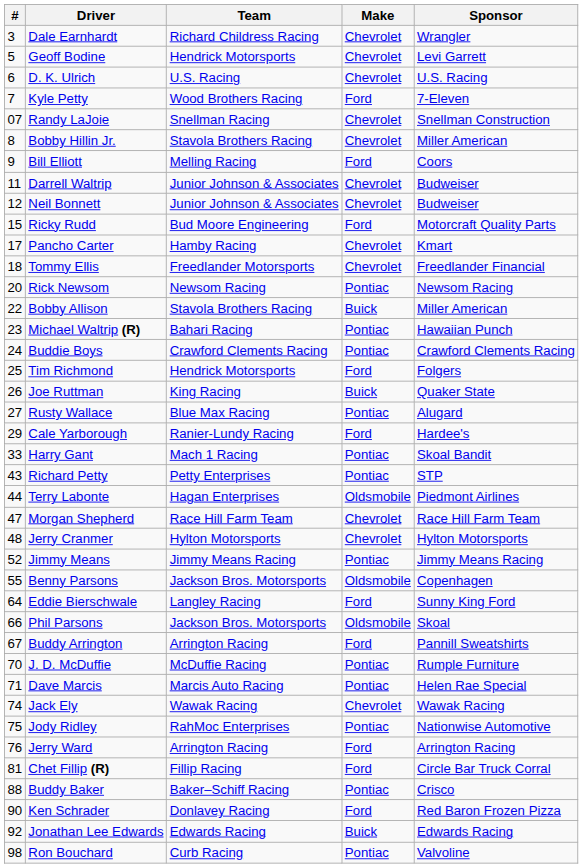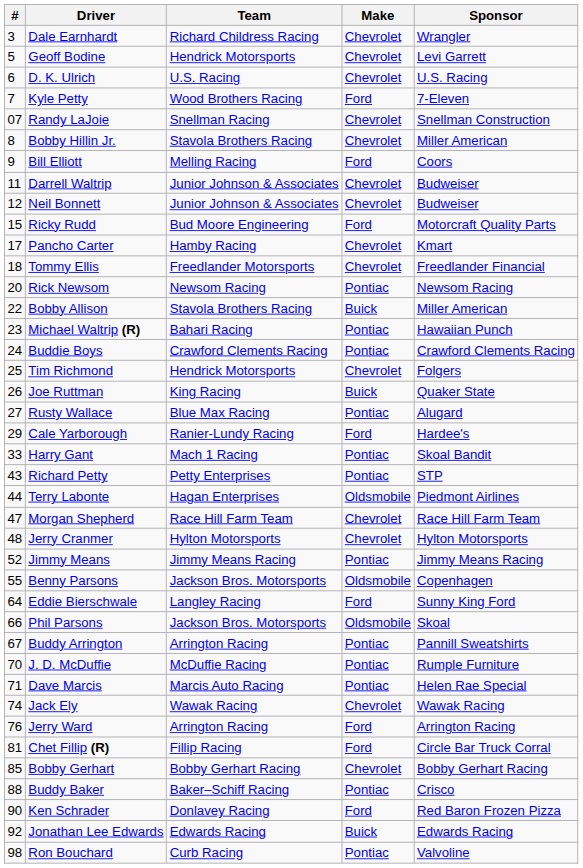(358, 371) Ford -> (373, 371) Chevrolet
(358, 643) Ford -> (367, 643) Pontiac
- row: (63, 727)
+ row: (71, 769)
